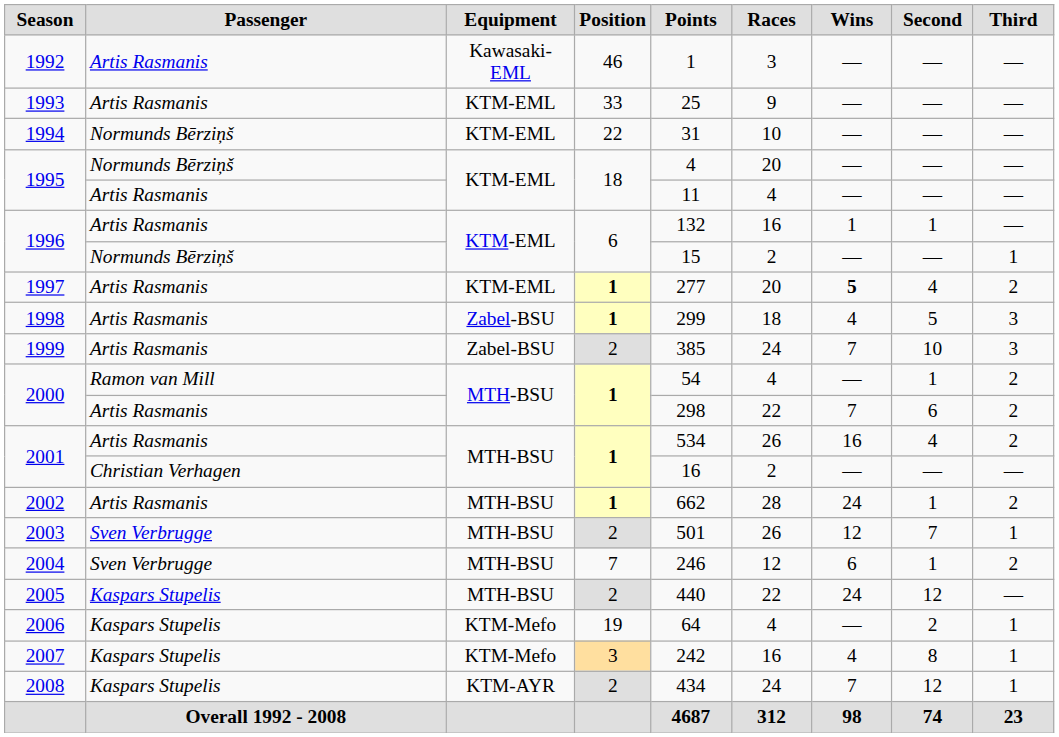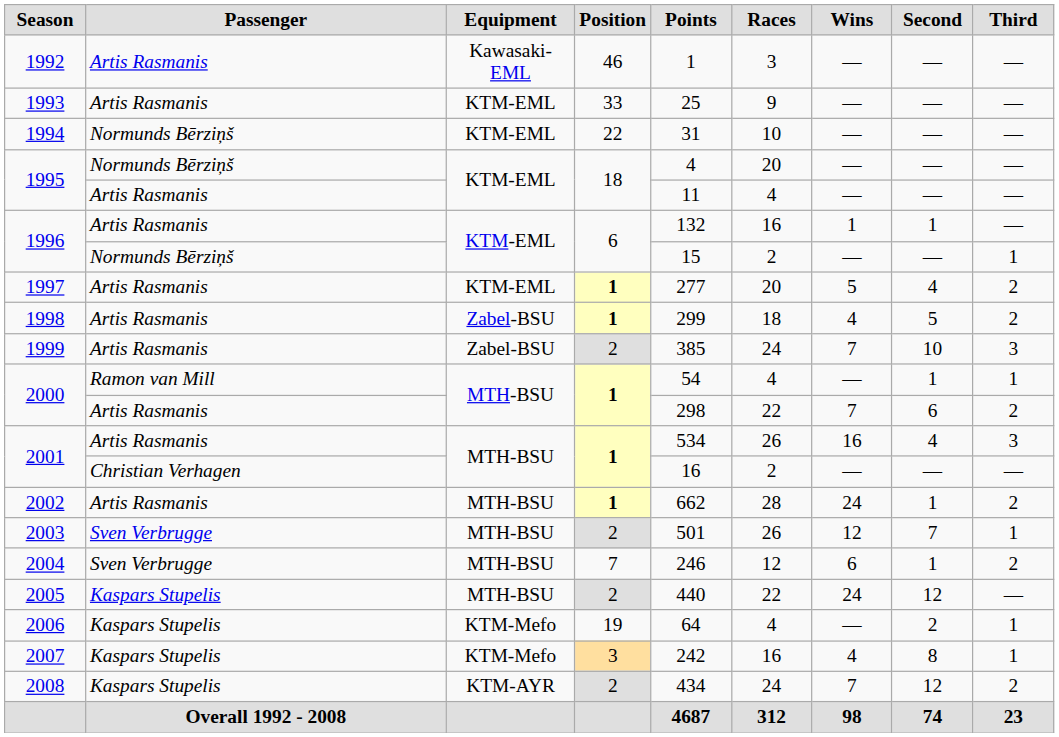(852, 287) bold -> (852, 287) normal
(1013, 317) 3 -> (1013, 317) 2
(1013, 379) 2 -> (1013, 379) 1
(1013, 440) 2 -> (1013, 440) 3
(1013, 686) 1 -> (1013, 686) 2
